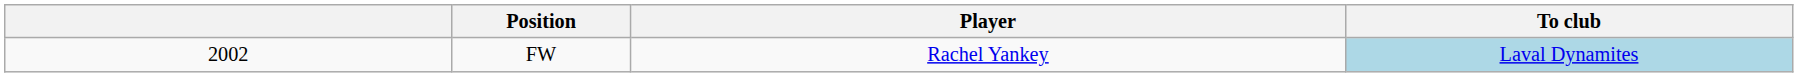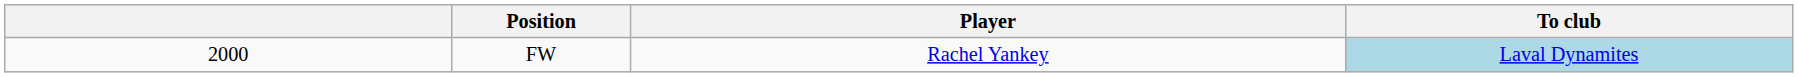(228, 54) 2002 -> (228, 54) 2000
